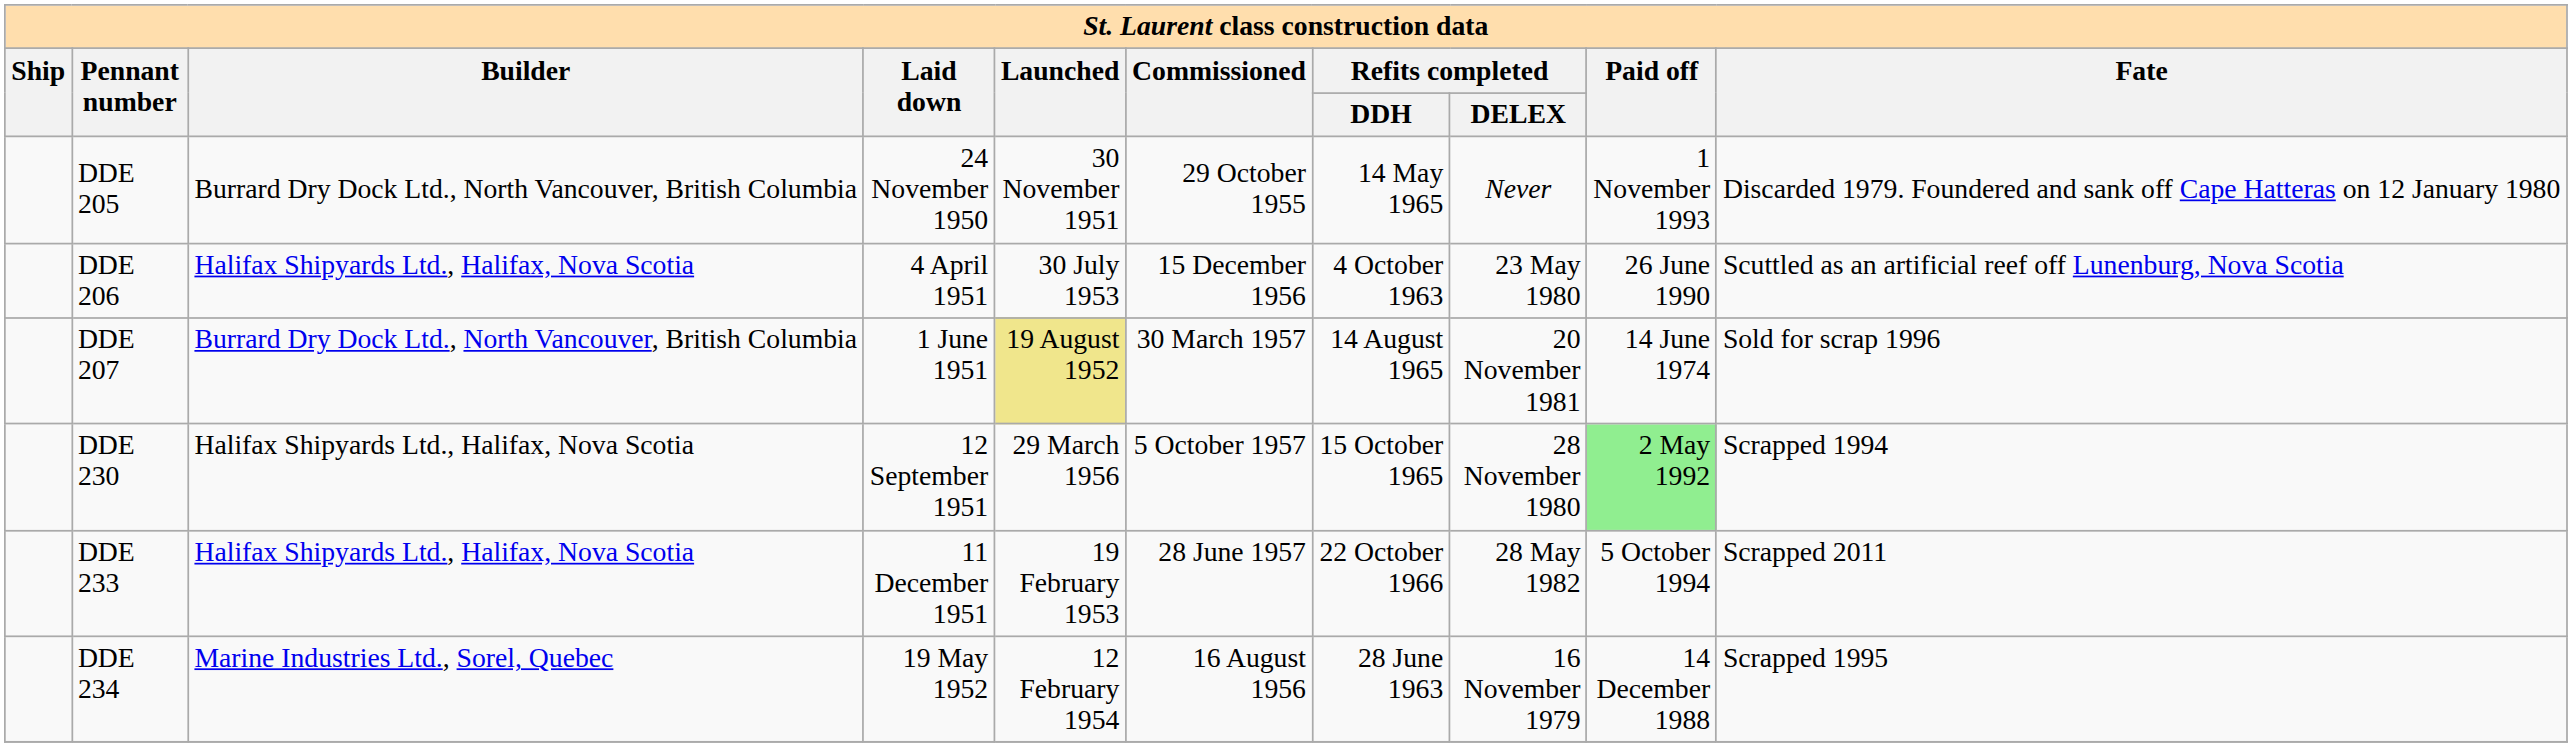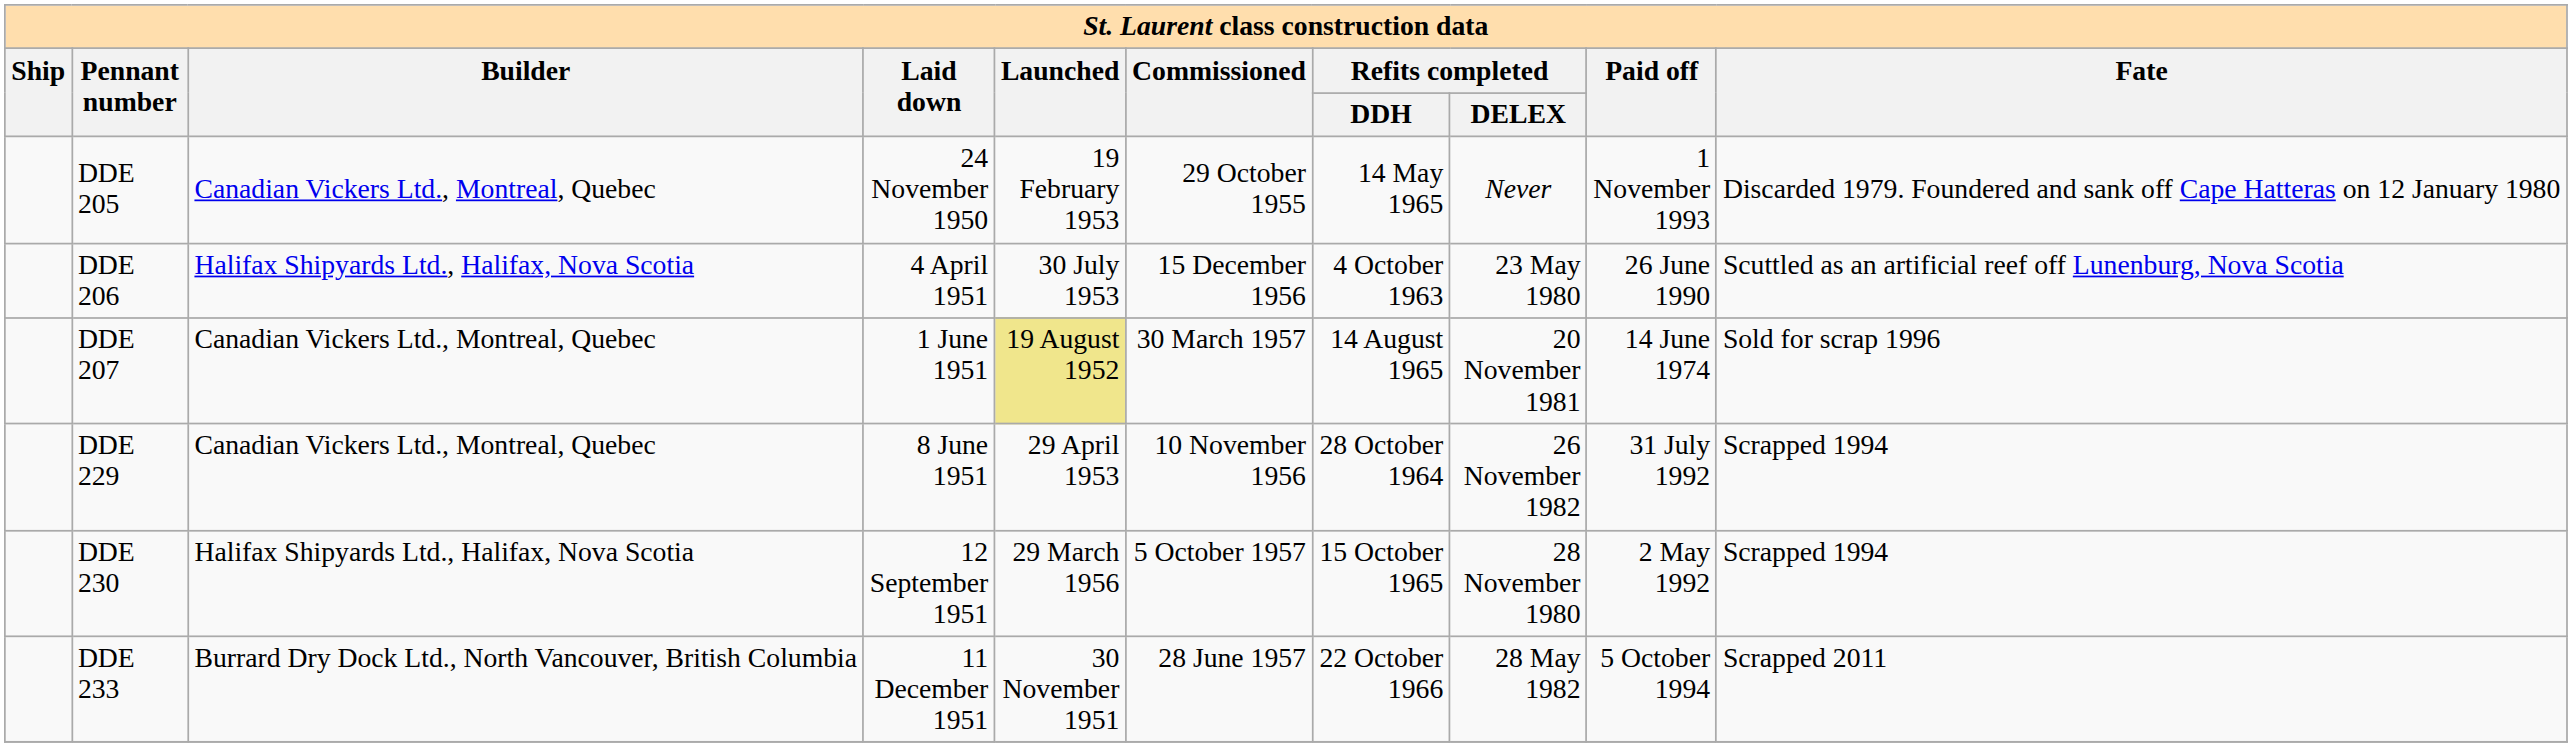(526, 189) Burrard Dry Dock Ltd., North Vancouver, British Columbia -> (425, 189) Canadian Vickers Ltd., Montreal, Quebec
(1061, 189) 30 November 1951 -> (1069, 189) 19 February 1953
(526, 339) Burrard Dry Dock Ltd., North Vancouver, British Columbia -> (425, 339) Canadian Vickers Ltd., Montreal, Quebec
+ row: (106, 461)
(1674, 461) lightgreen background -> (1674, 567) no background
(444, 551) Halifax Shipyards Ltd., Halifax, Nova Scotia -> (526, 657) Burrard Dry Dock Ltd., North Vancouver, British Columbia
(1069, 582) 19 February 1953 -> (1061, 689) 30 November 1951
- row: (106, 673)
